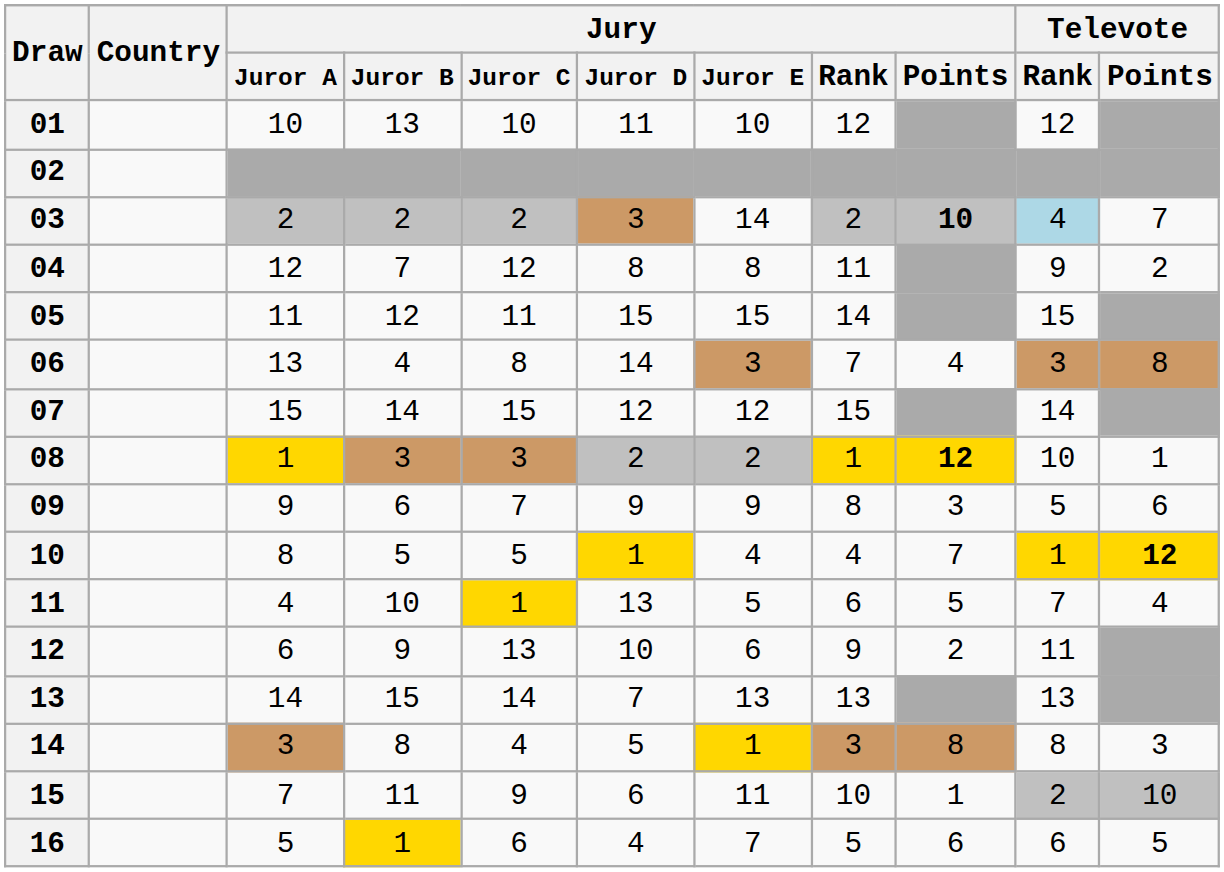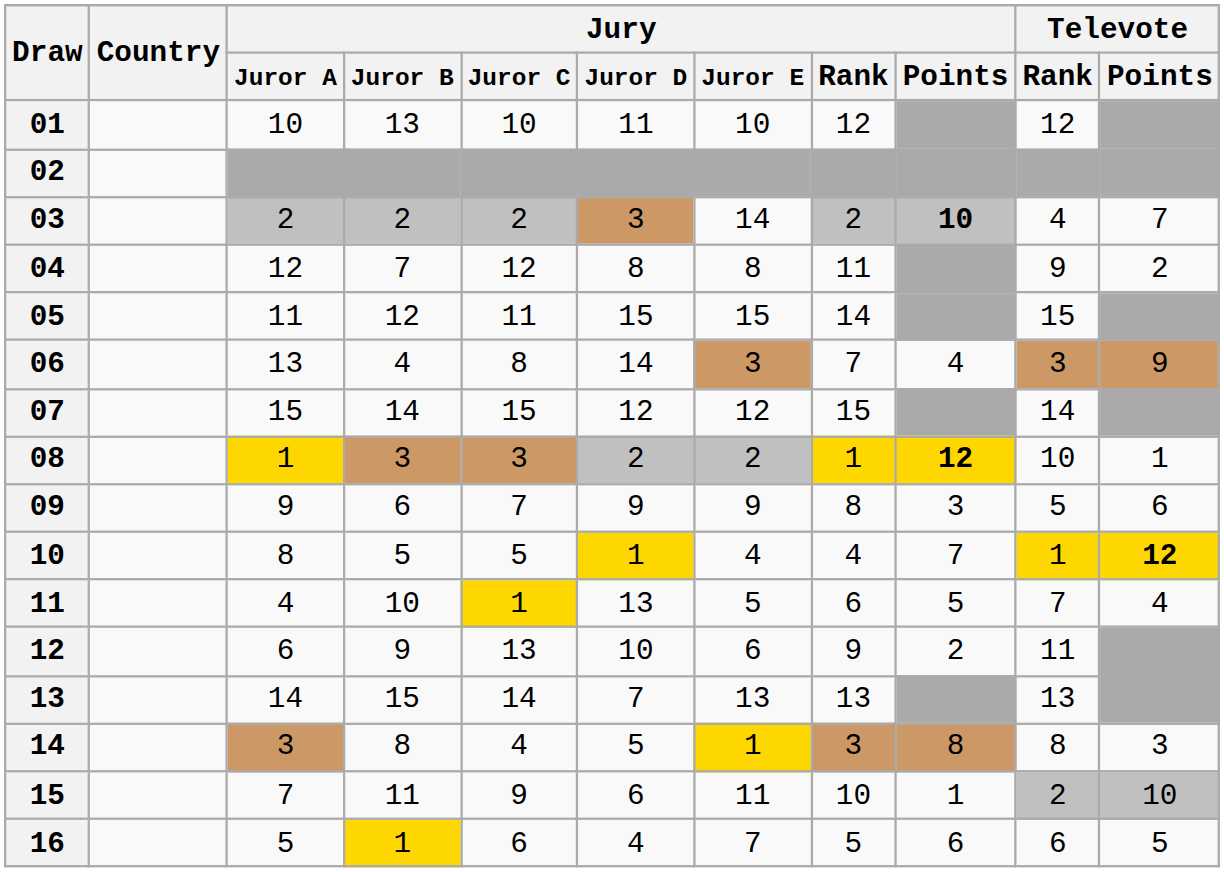(1058, 221) lightblue background -> (1058, 221) no background
(1160, 364) 8 -> (1160, 364) 9
